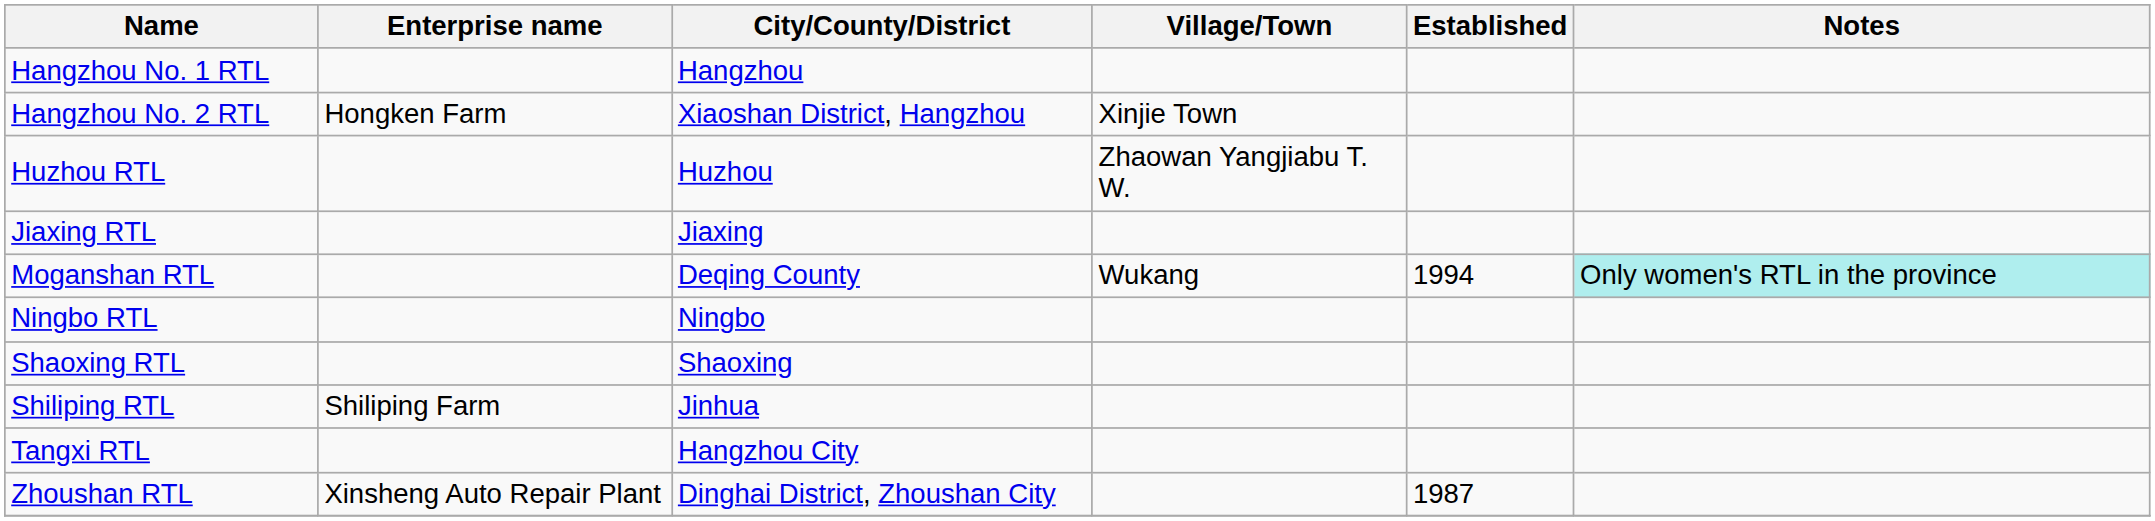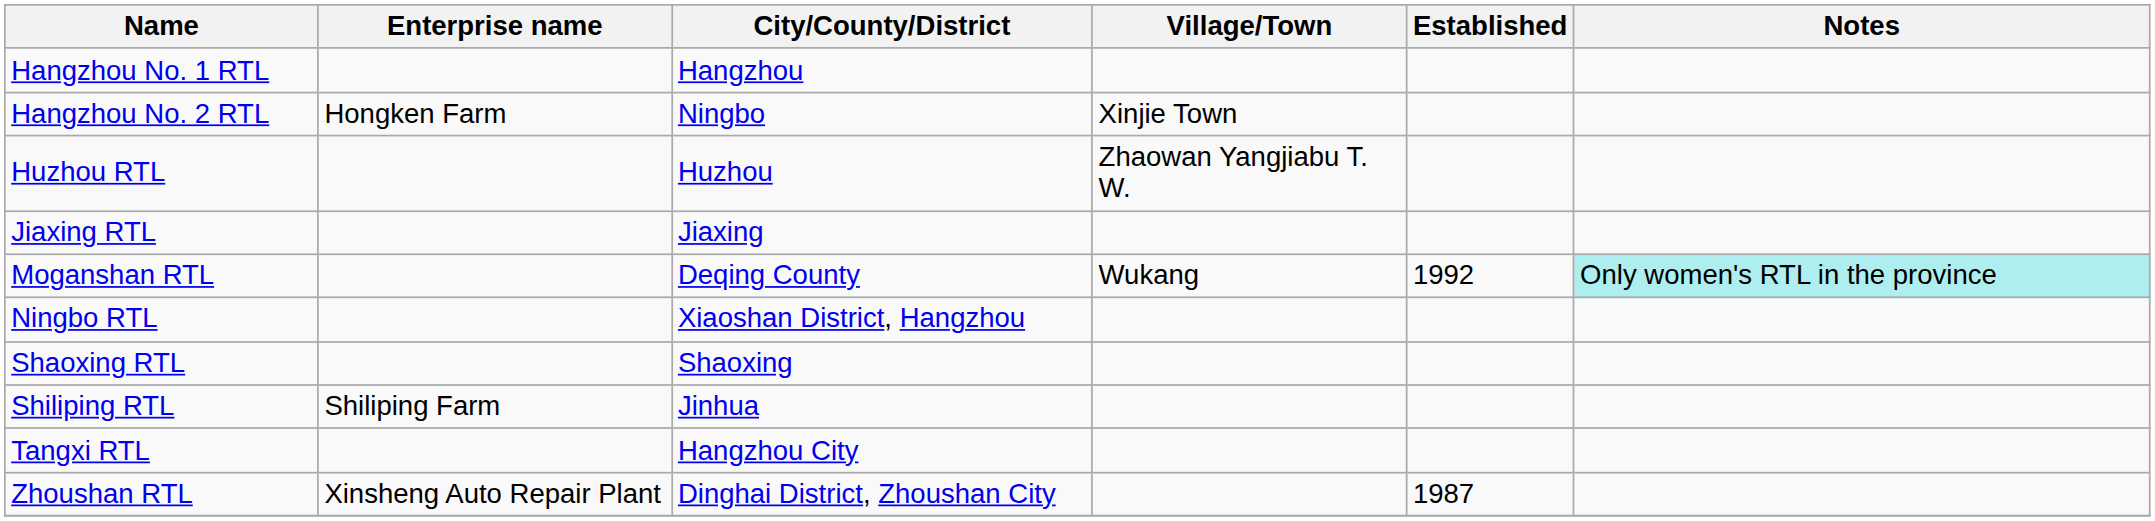(852, 113) Xiaoshan District, Hangzhou -> (721, 113) Ningbo
(1444, 275) 1994 -> (1444, 275) 1992
(721, 319) Ningbo -> (852, 319) Xiaoshan District, Hangzhou
